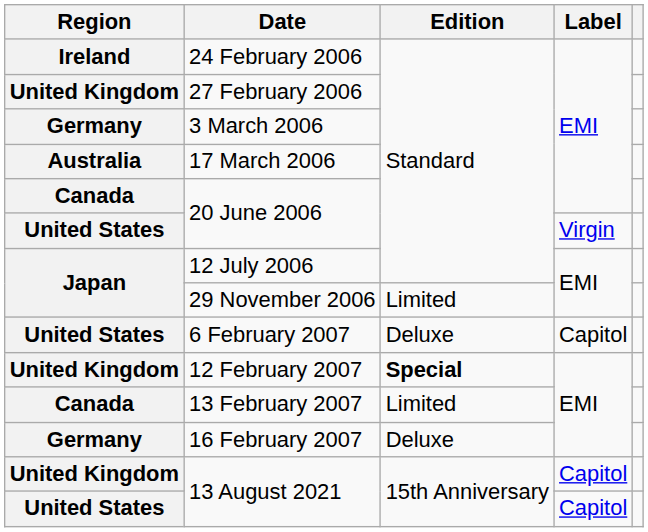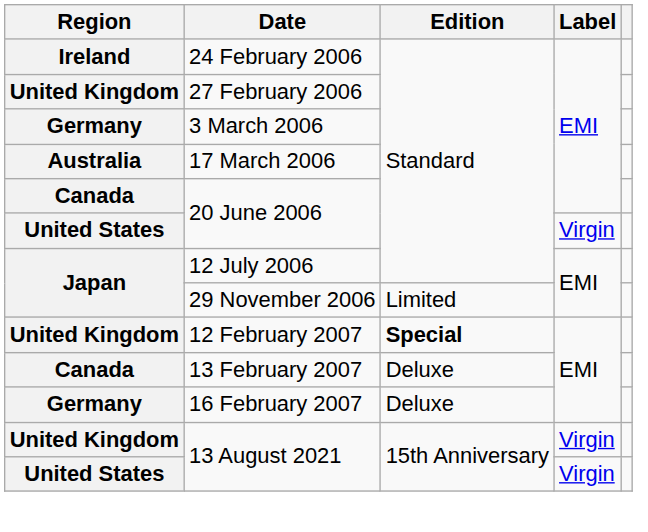- row: (94, 334)
(421, 404) Limited -> (420, 369) Deluxe
(593, 473) Capitol -> (587, 439) Virgin
(593, 508) Capitol -> (587, 473) Virgin
